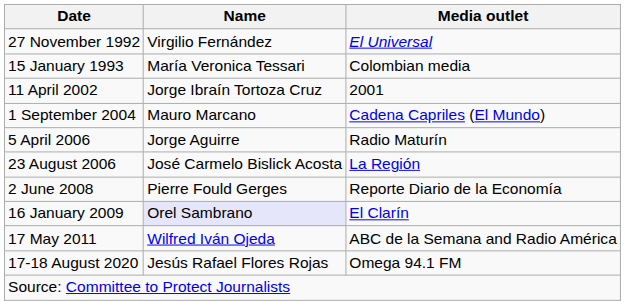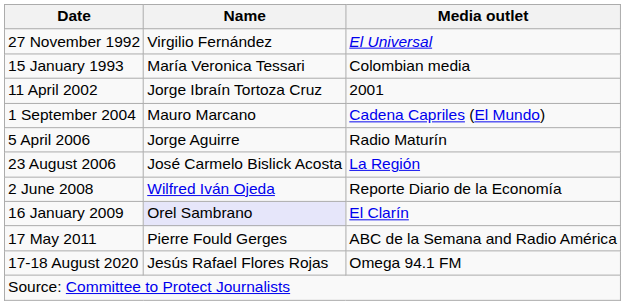(217, 189) Pierre Fould Gerges -> (211, 189) Wilfred Iván Ojeda
(211, 238) Wilfred Iván Ojeda -> (217, 238) Pierre Fould Gerges
